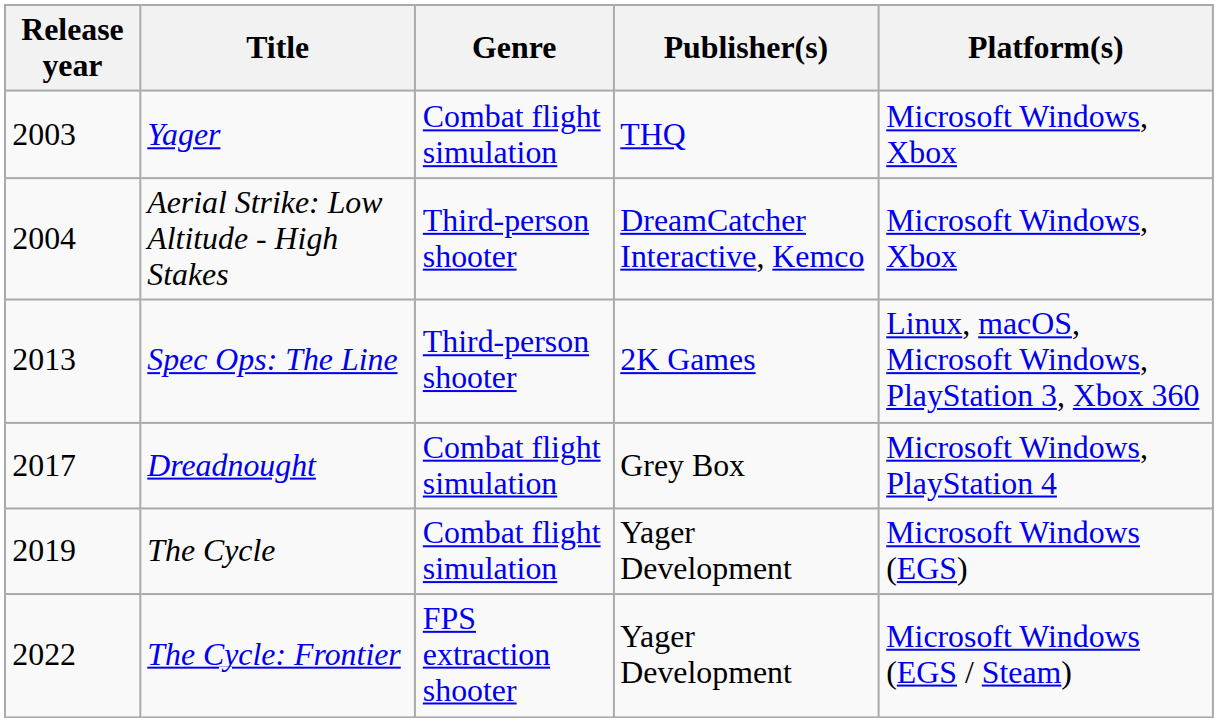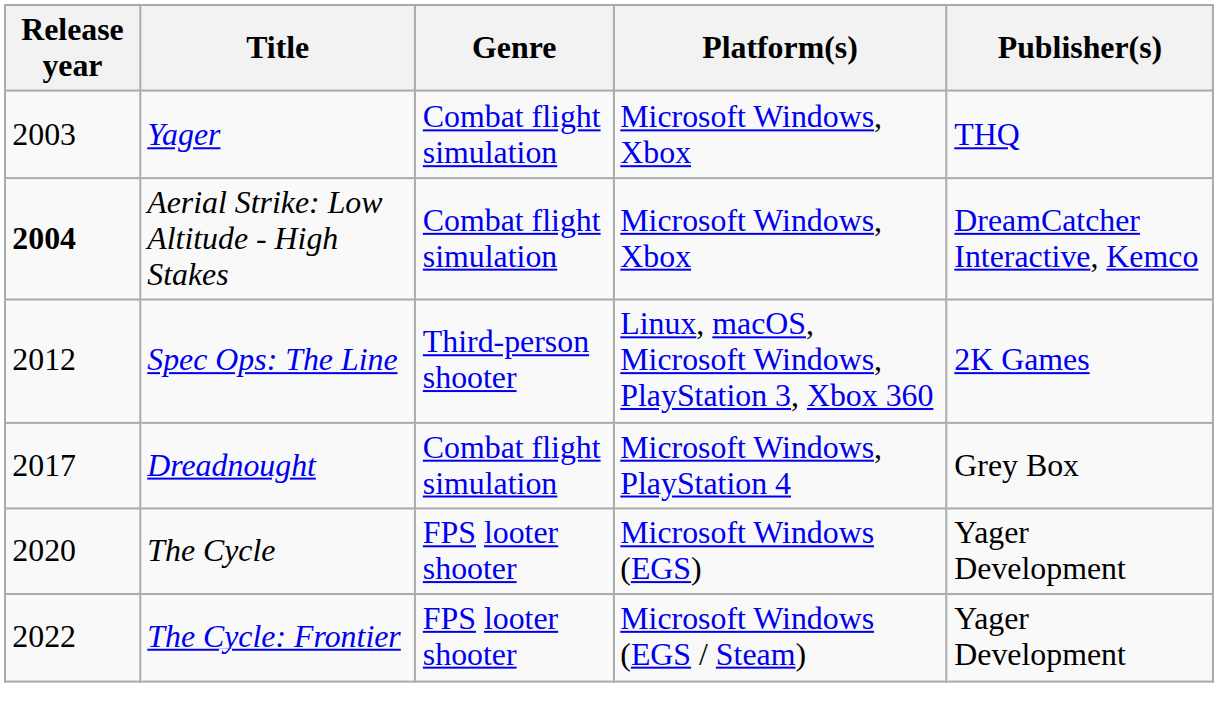columns swapped: (746, 47) <-> (1046, 47)
(44, 238) normal -> (44, 238) bold
(506, 238) Third-person shooter -> (512, 238) Combat flight simulation
(44, 360) 2013 -> (44, 360) 2012
(44, 550) 2019 -> (44, 550) 2020
(512, 550) Combat flight simulation -> (491, 550) FPS looter shooter
(486, 655) FPS extraction shooter -> (491, 637) FPS looter shooter
